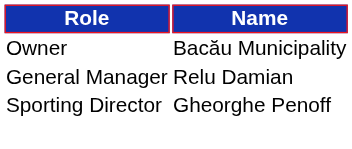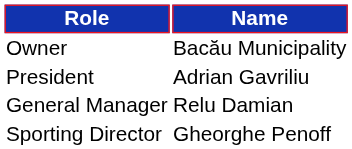+ row: (50, 77)
